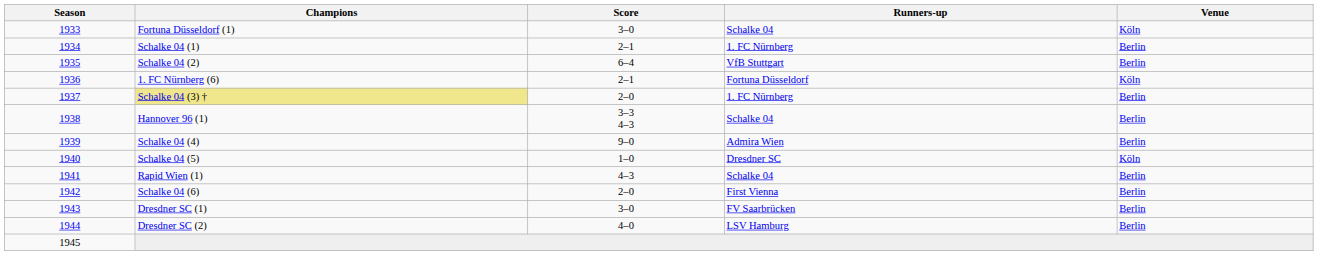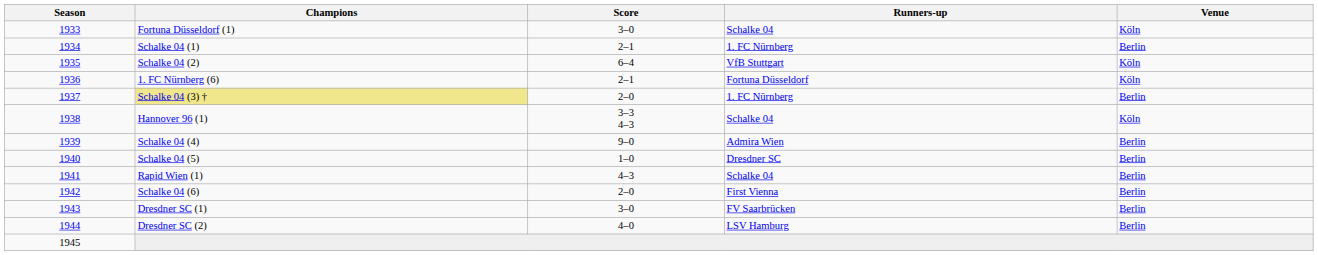(1132, 63) Berlin -> (1130, 63) Köln
(1132, 119) Berlin -> (1130, 119) Köln
(1130, 158) Köln -> (1132, 158) Berlin
